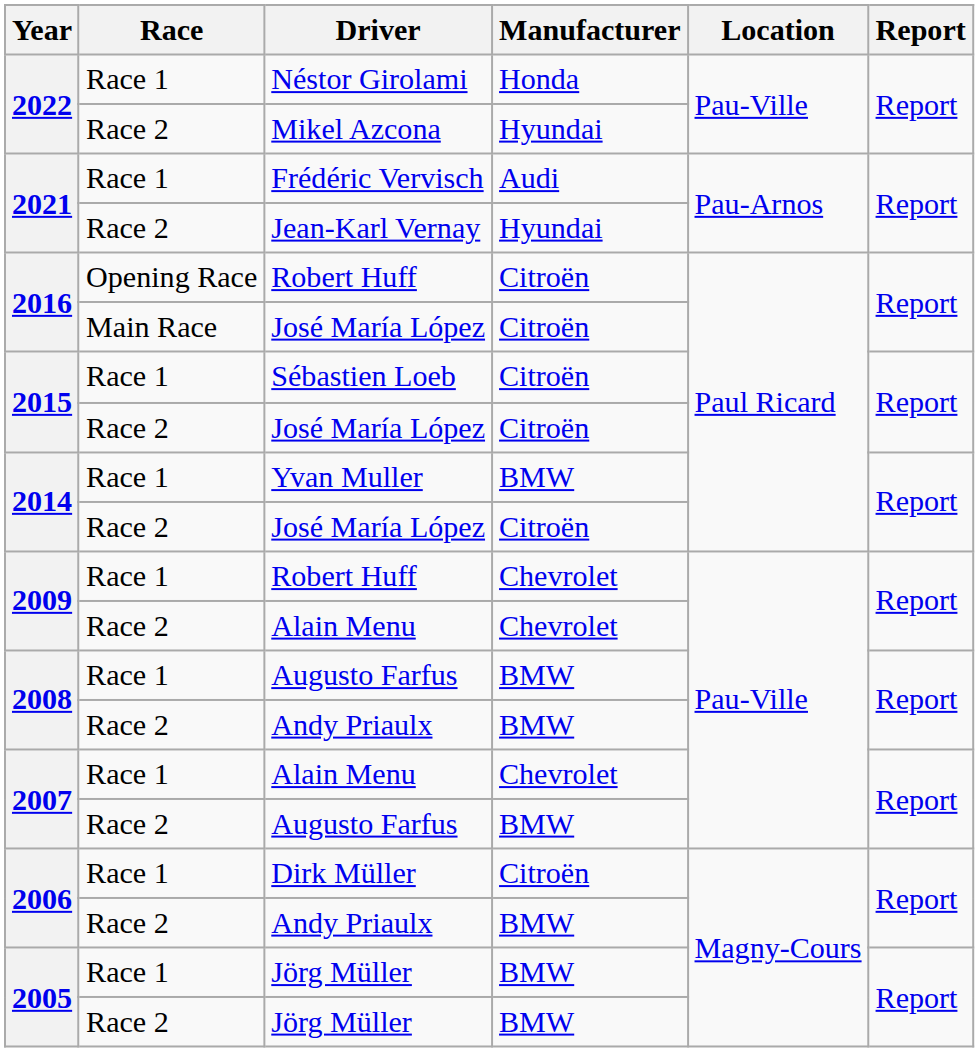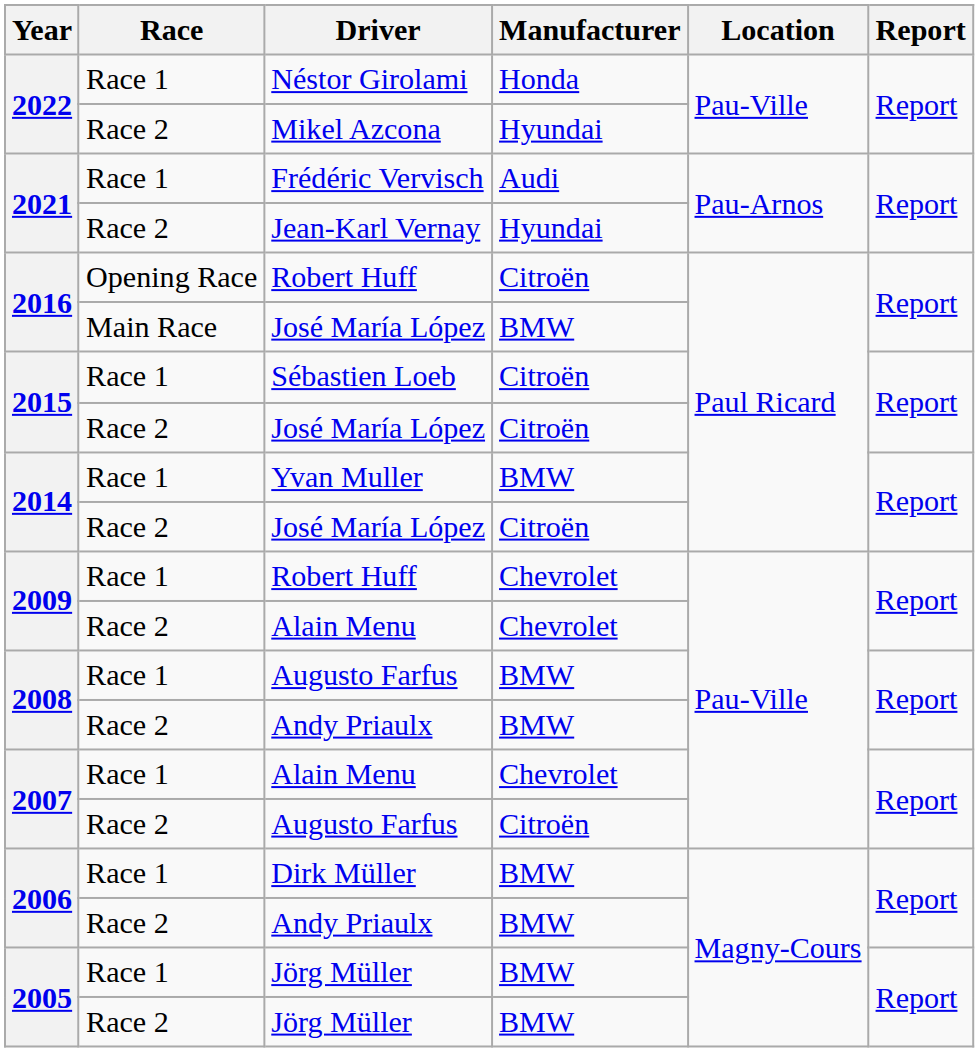(544, 327) Citroën -> (537, 327) BMW
(537, 823) BMW -> (544, 823) Citroën
(544, 873) Citroën -> (537, 873) BMW
